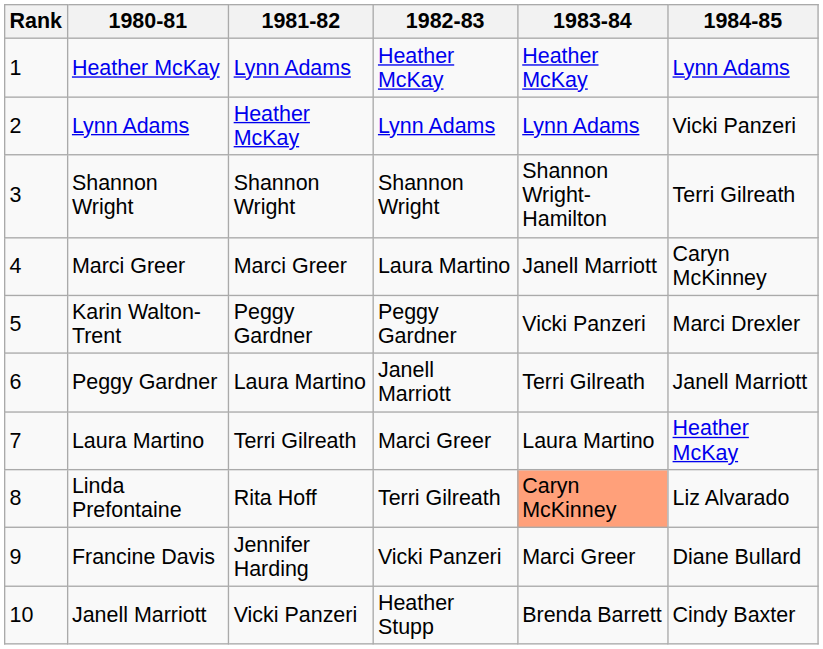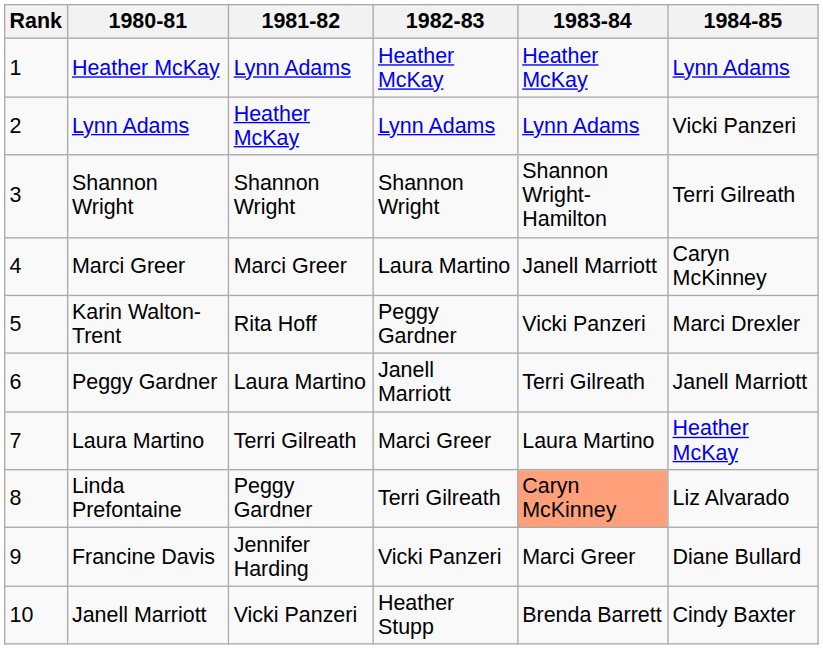(273, 324) Peggy Gardner -> (275, 324) Rita Hoff
(275, 498) Rita Hoff -> (273, 498) Peggy Gardner
